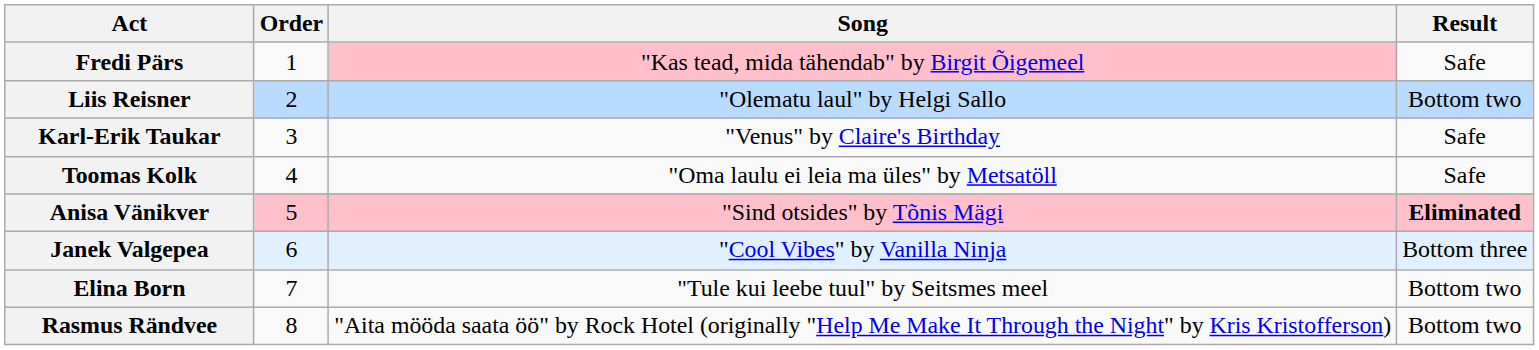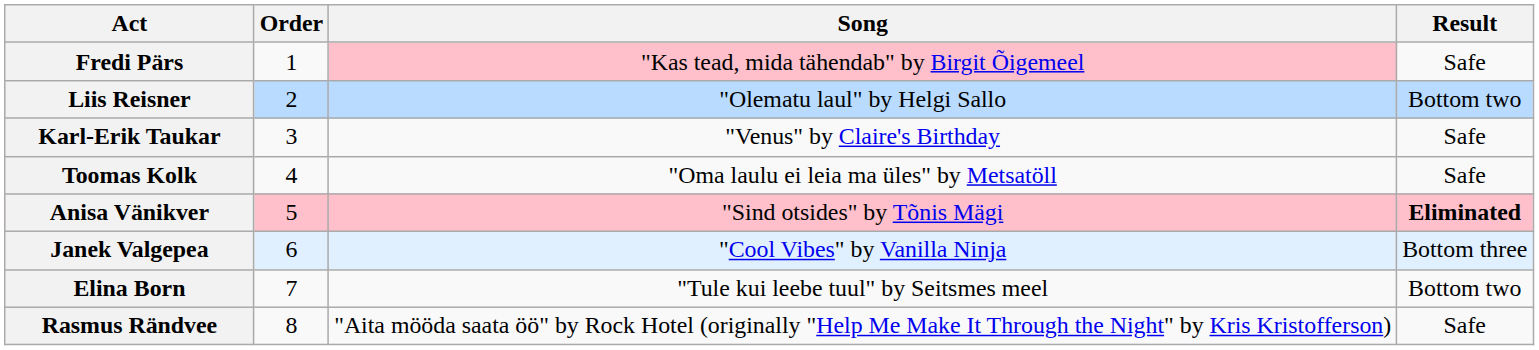(1465, 325) Bottom two -> (1465, 325) Safe
